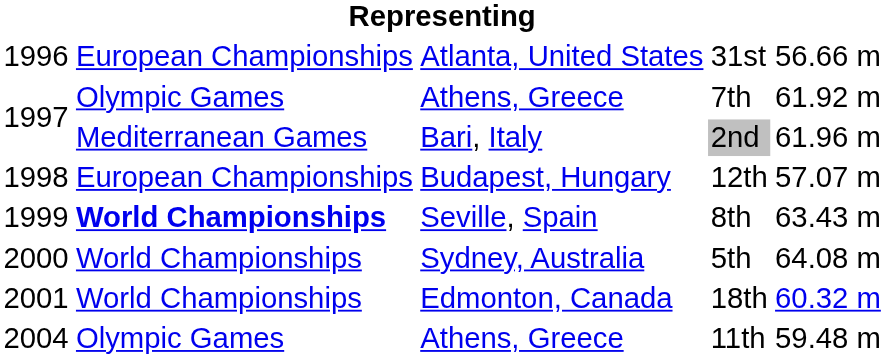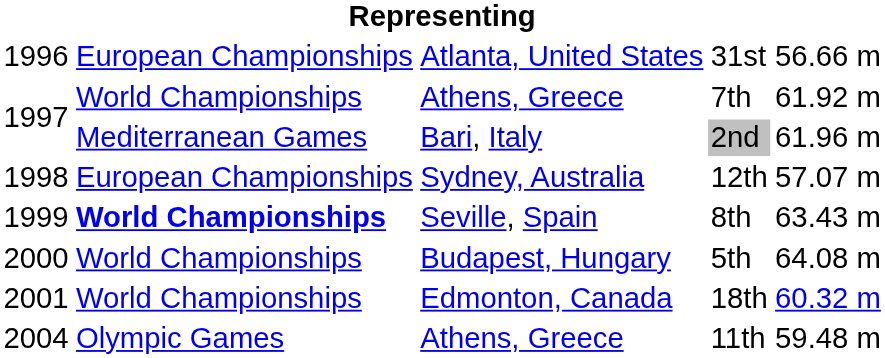(180, 97) Olympic Games -> (219, 97) World Championships
(546, 177) Budapest, Hungary -> (532, 177) Sydney, Australia
(532, 258) Sydney, Australia -> (546, 258) Budapest, Hungary
